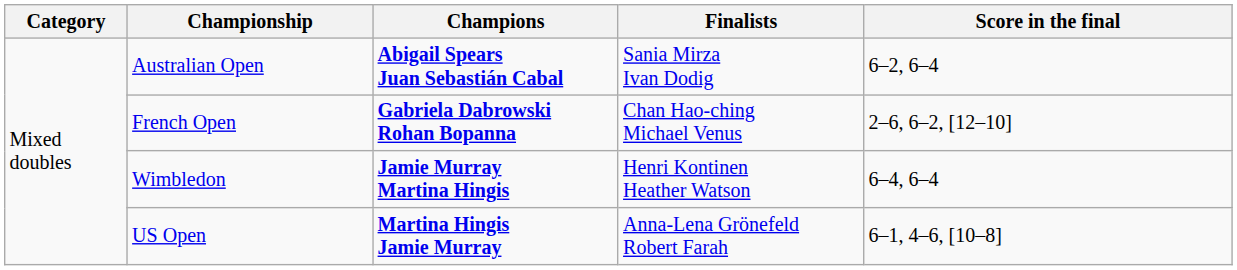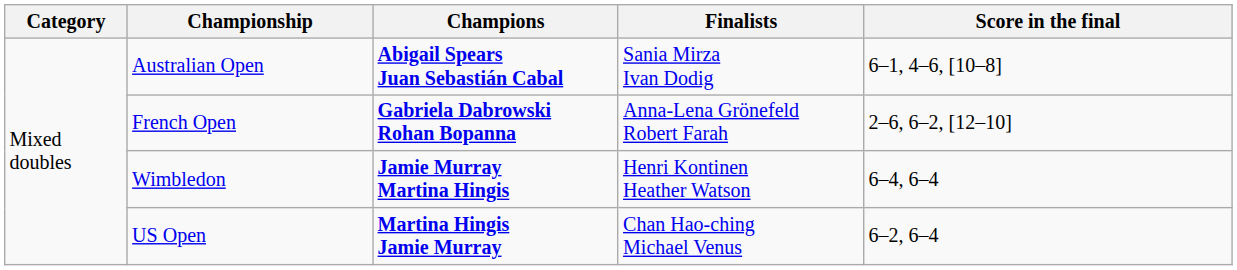(904, 66) 6–2, 6–4 -> (935, 66) 6–1, 4–6, [10–8]
(689, 122) Chan Hao-ching Michael Venus -> (711, 122) Anna-Lena Grönefeld Robert Farah
(711, 236) Anna-Lena Grönefeld Robert Farah -> (689, 236) Chan Hao-ching Michael Venus
(935, 236) 6–1, 4–6, [10–8] -> (904, 236) 6–2, 6–4
